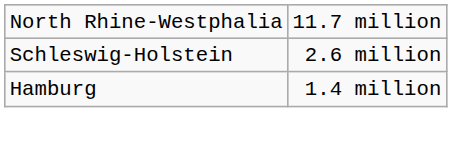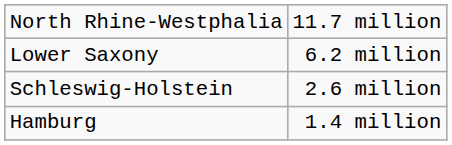+ row: (84, 55)
